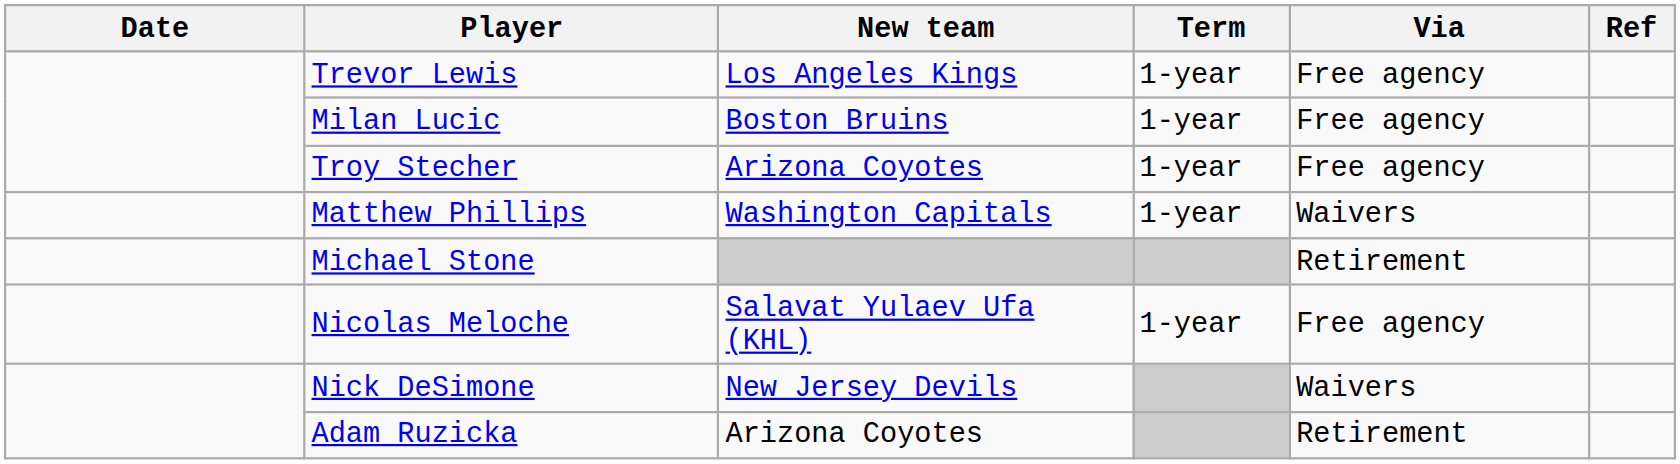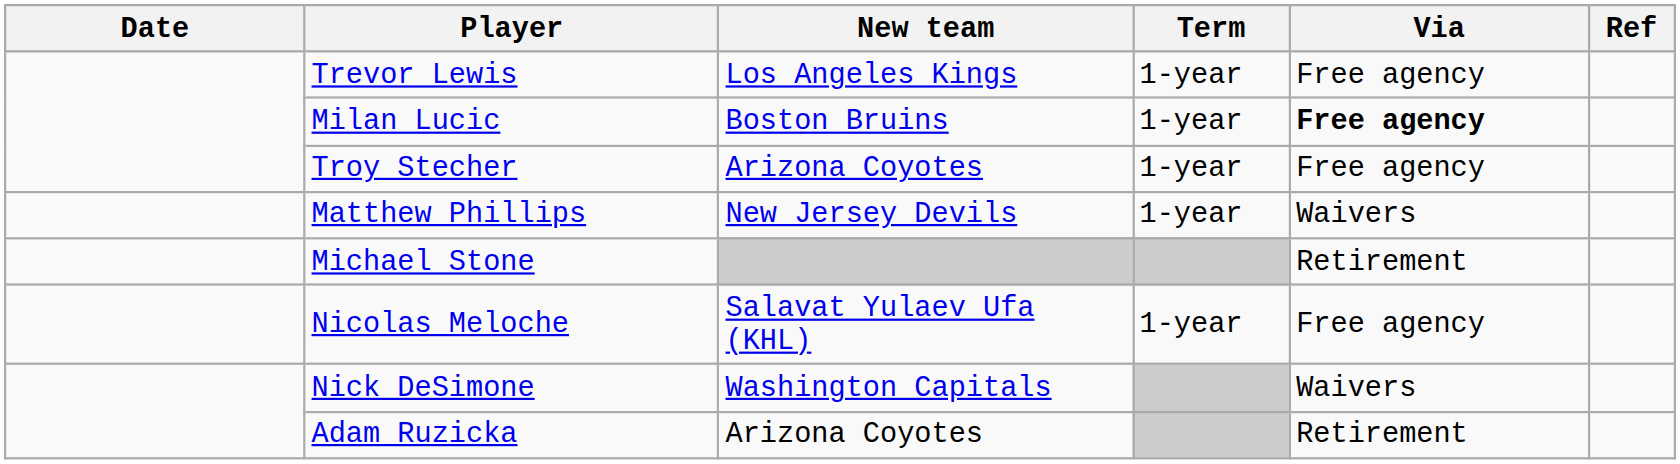(1391, 122) normal -> (1391, 122) bold
(889, 215) Washington Capitals -> (871, 215) New Jersey Devils
(871, 388) New Jersey Devils -> (889, 388) Washington Capitals
